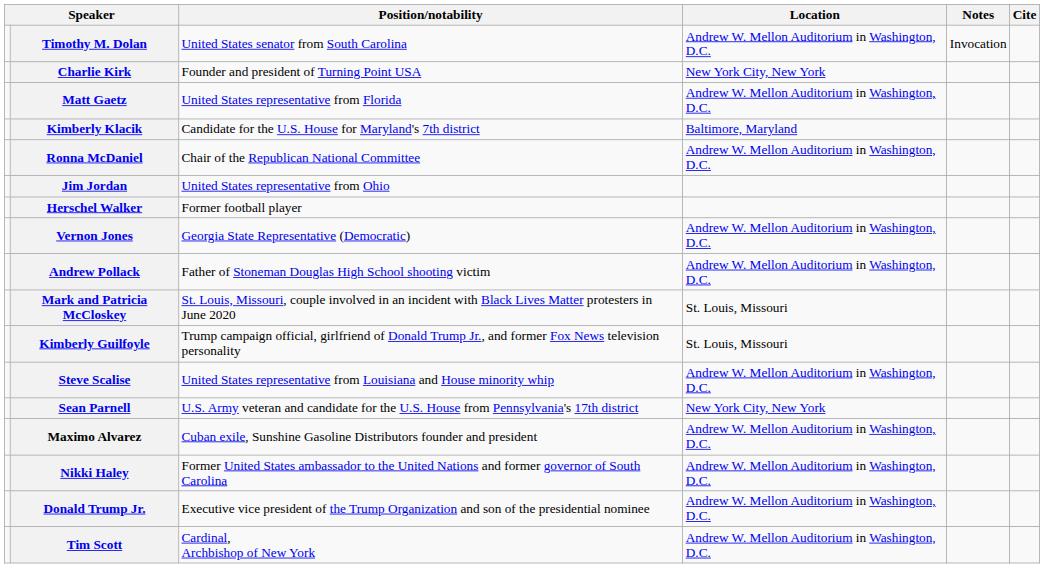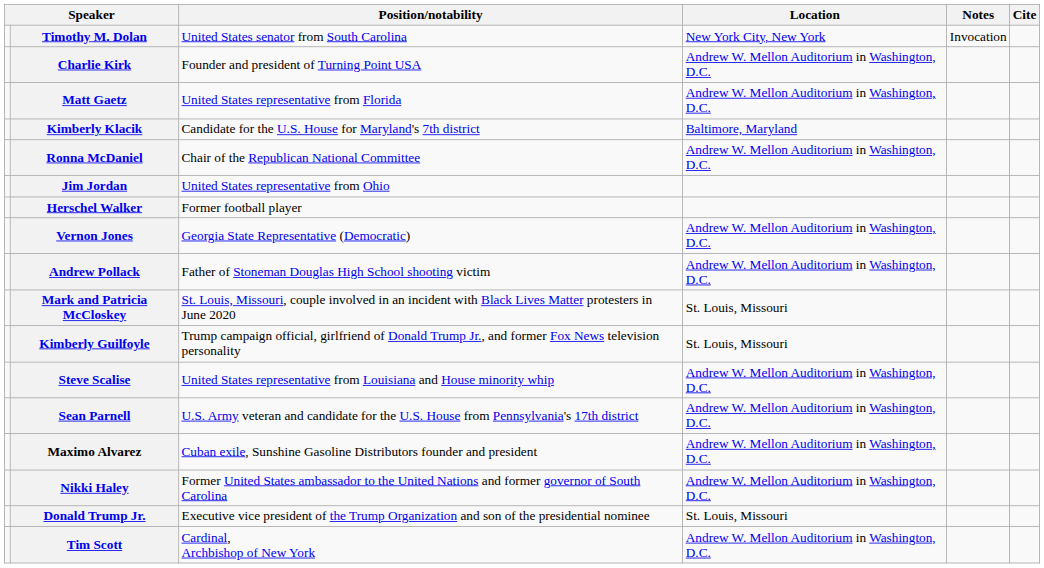(811, 43) Andrew W. Mellon Auditorium in Washington, D.C. -> (756, 36) New York City, New York
(756, 72) New York City, New York -> (811, 64) Andrew W. Mellon Auditorium in Washington, D.C.
(756, 408) New York City, New York -> (811, 415) Andrew W. Mellon Auditorium in Washington, D.C.
(811, 508) Andrew W. Mellon Auditorium in Washington, D.C. -> (737, 516) St. Louis, Missouri
